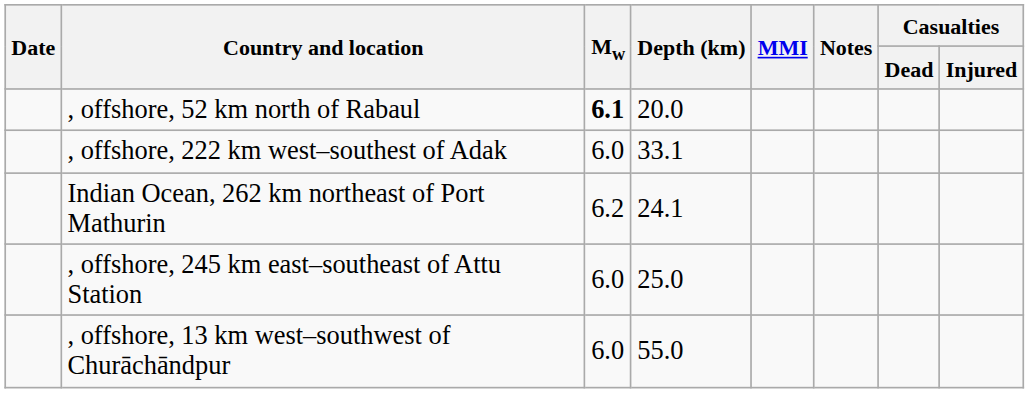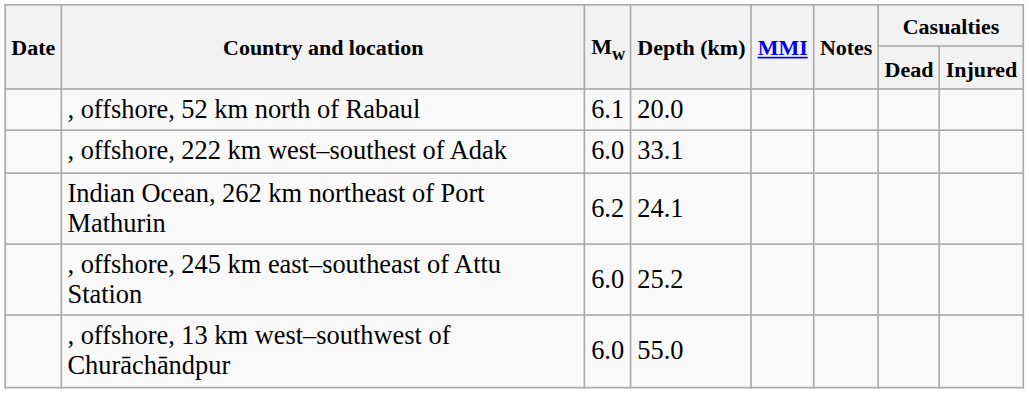(608, 109) bold -> (608, 109) normal
(660, 279) 25.0 -> (660, 279) 25.2
